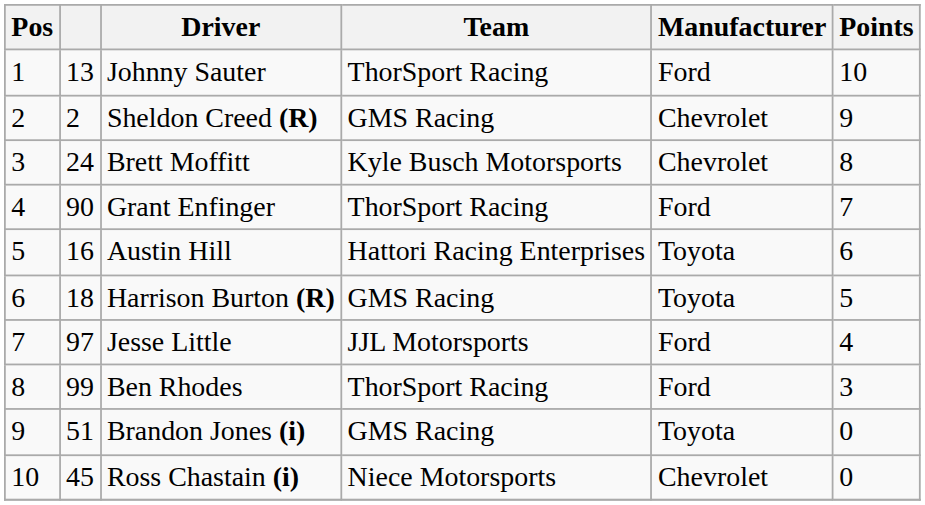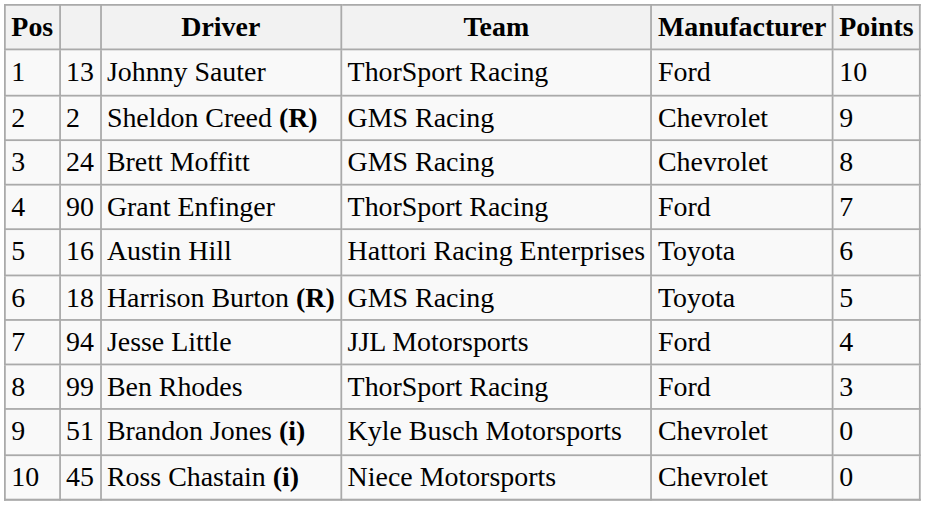(485, 161) Kyle Busch Motorsports -> (421, 161) GMS Racing
(80, 341) 97 -> (80, 341) 94
(421, 431) GMS Racing -> (485, 431) Kyle Busch Motorsports
(697, 431) Toyota -> (713, 431) Chevrolet
